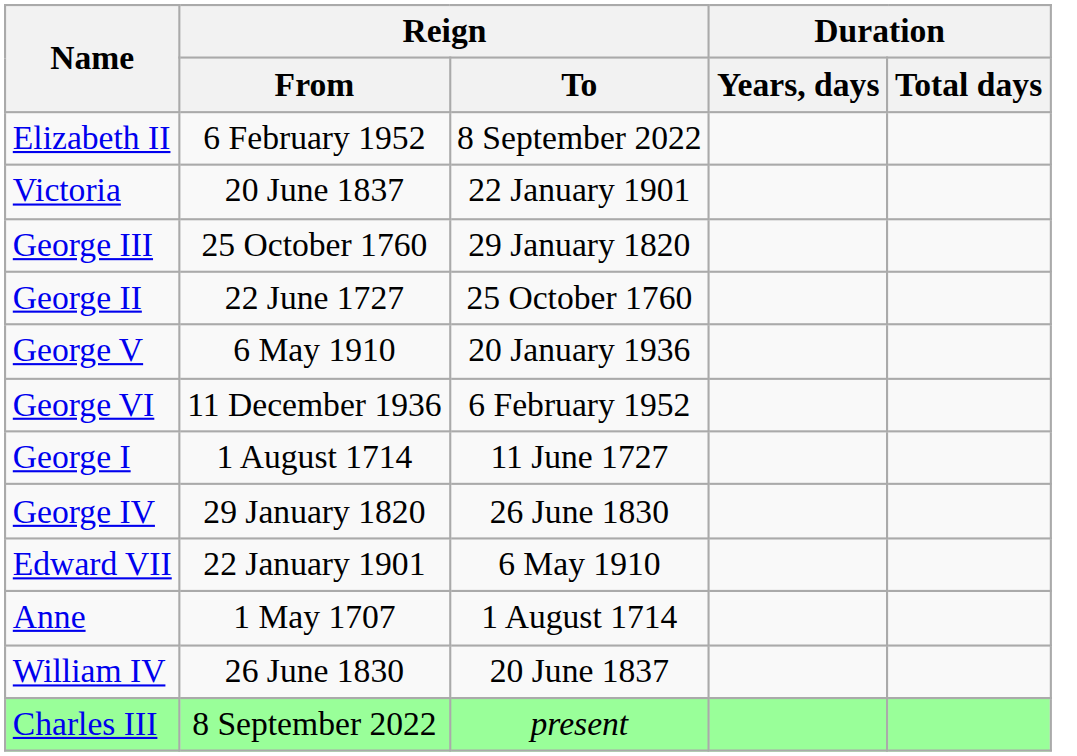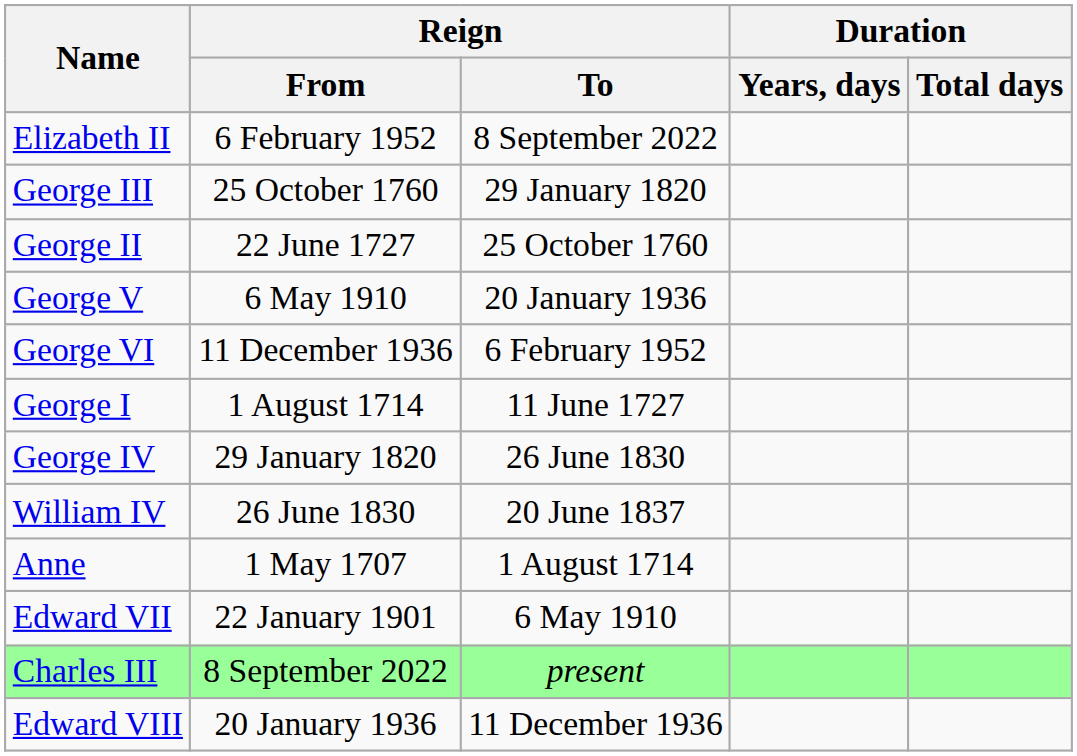- row: (67, 191)
rows swapped: (92, 564) <-> (89, 670)
+ row: (98, 723)
